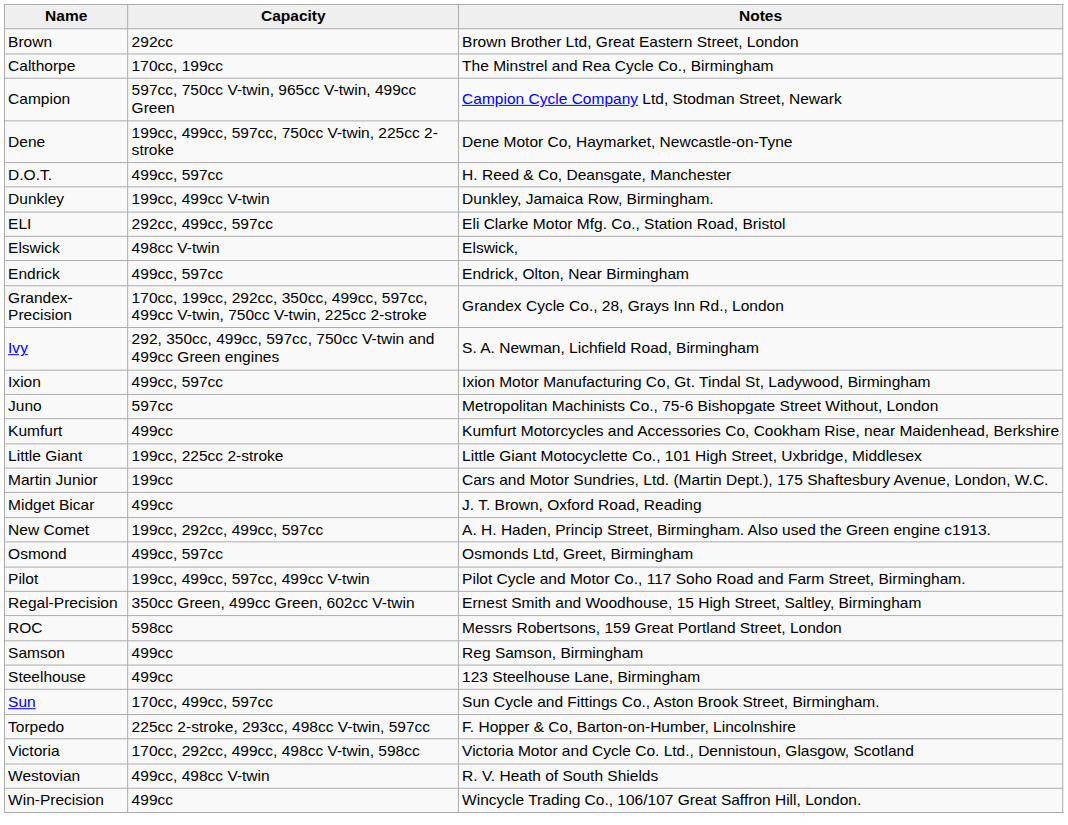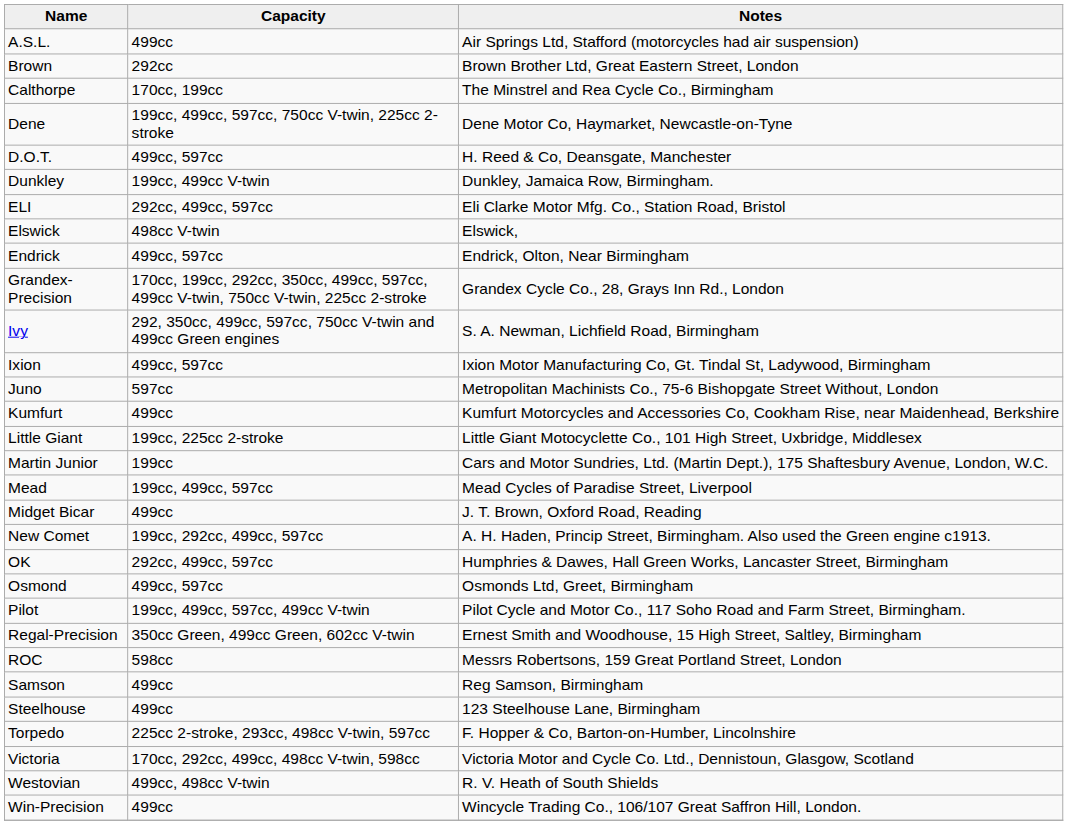+ row: (29, 41)
- row: (39, 99)
+ row: (27, 487)
+ row: (19, 561)
- row: (22, 701)
